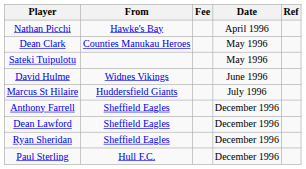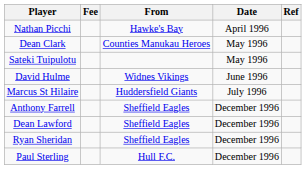columns swapped: (137, 12) <-> (203, 12)
